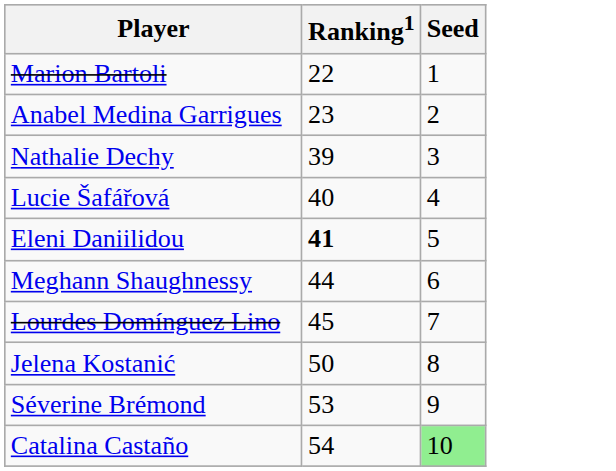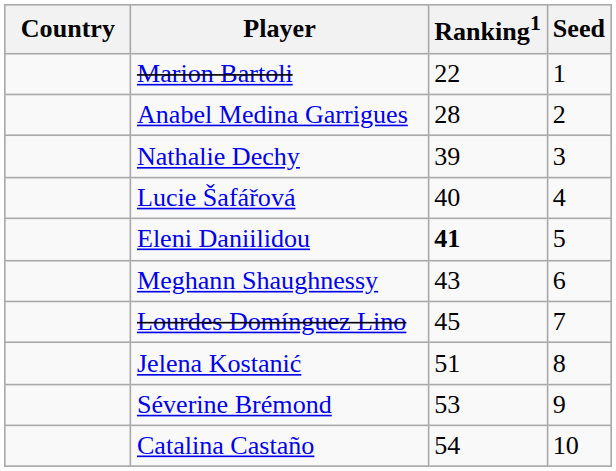+ column: (68, 28)
(321, 114) 23 -> (447, 114) 28
(321, 280) 44 -> (447, 280) 43
(321, 363) 50 -> (447, 363) 51
(440, 445) lightgreen background -> (566, 445) no background
